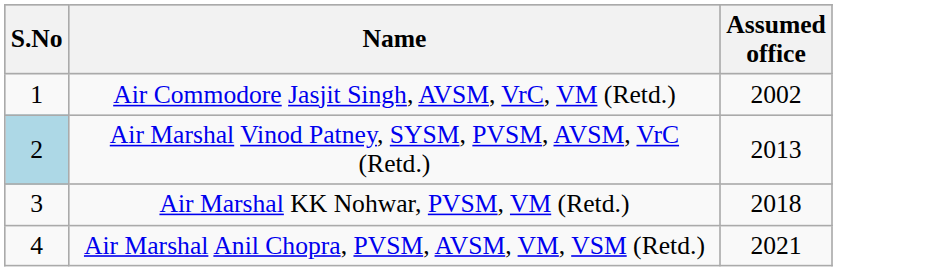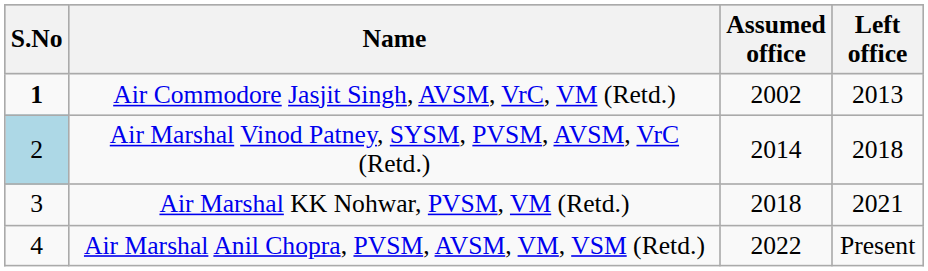+ column: (878, 39)
(37, 94) normal -> (37, 94) bold
(776, 149) 2013 -> (776, 149) 2014
(776, 244) 2021 -> (776, 244) 2022
